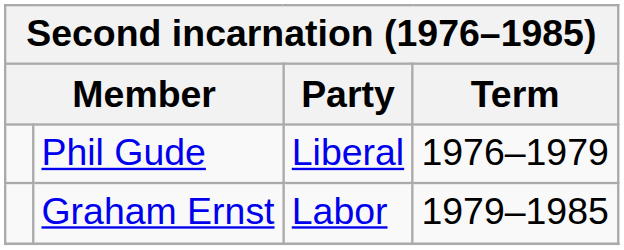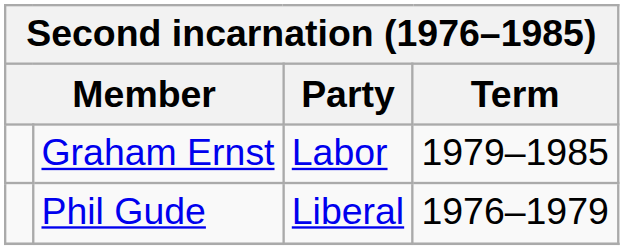rows swapped: (124, 152) <-> (158, 212)
